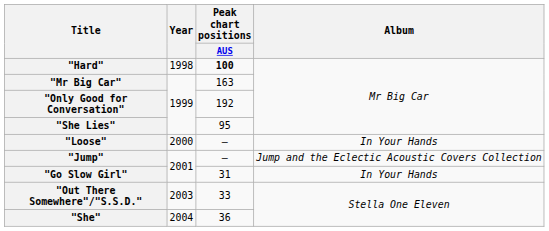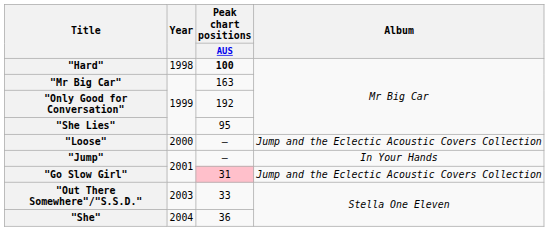(399, 142) In Your Hands -> (399, 142) Jump and the Eclectic Acoustic Covers Collection
(399, 158) Jump and the Eclectic Acoustic Covers Collection -> (399, 158) In Your Hands
(225, 174) no background -> (225, 174) pink background
(399, 174) In Your Hands -> (399, 174) Jump and the Eclectic Acoustic Covers Collection
